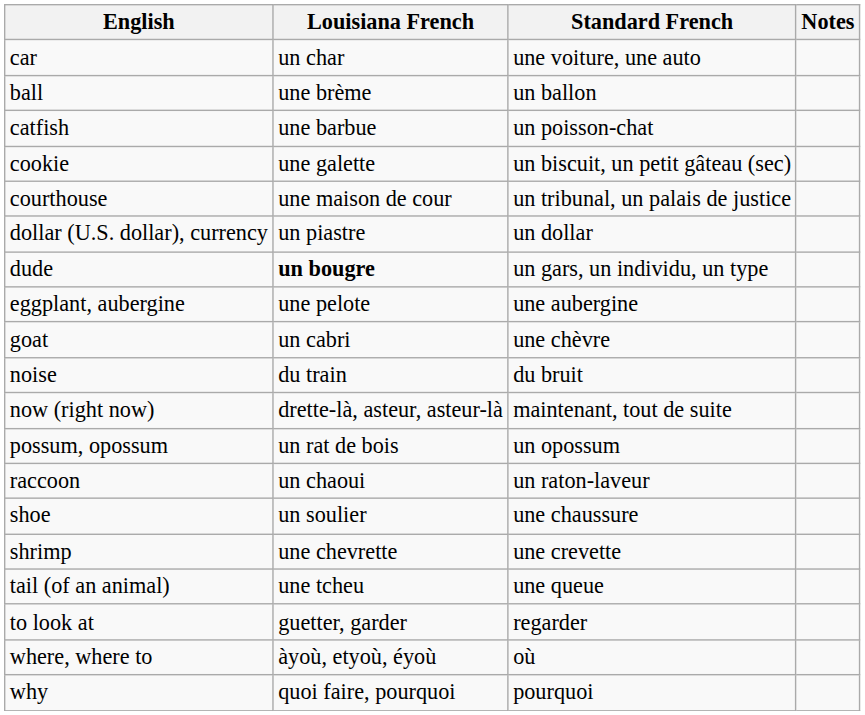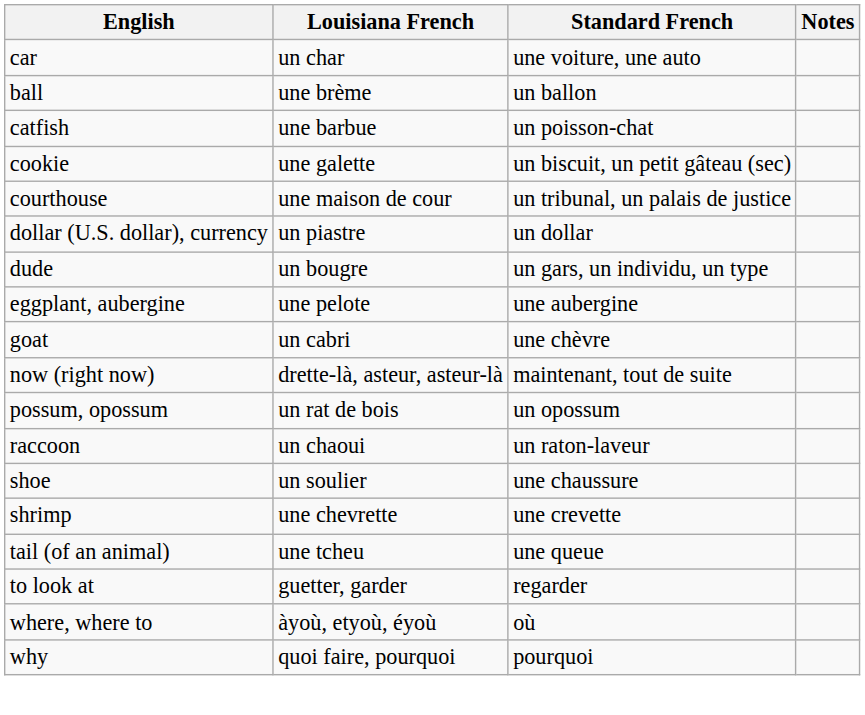(327, 269) bold -> (323, 269) normal
- row: (33, 374)
